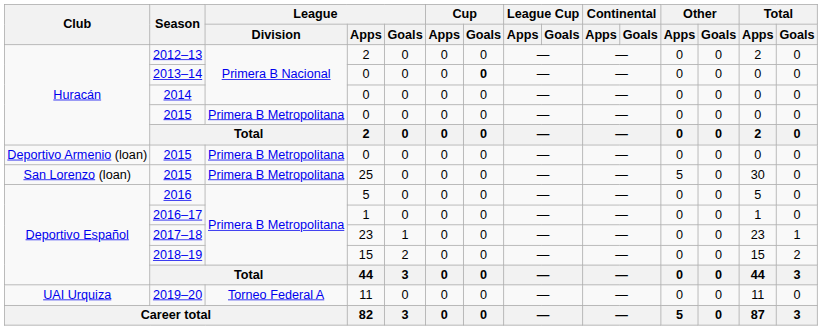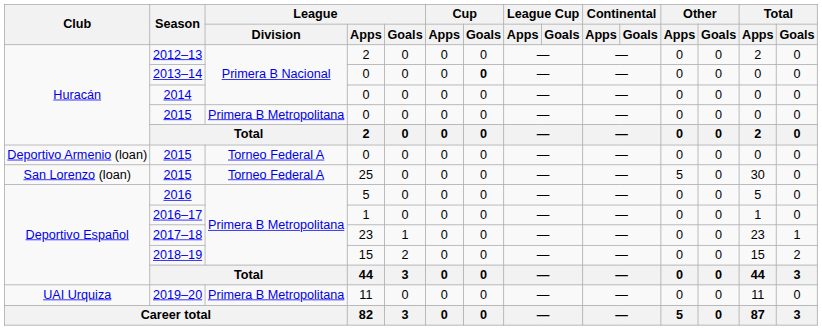(276, 154) Primera B Metropolitana -> (276, 154) Torneo Federal A
(276, 174) Primera B Metropolitana -> (276, 174) Torneo Federal A
(276, 295) Torneo Federal A -> (276, 295) Primera B Metropolitana
